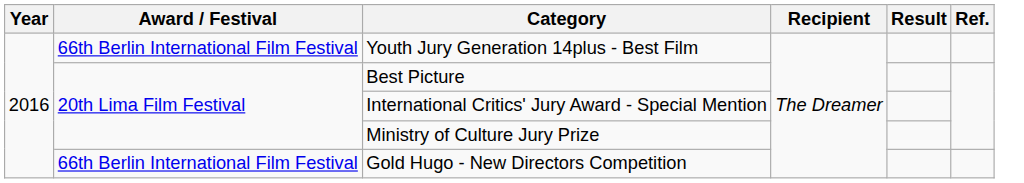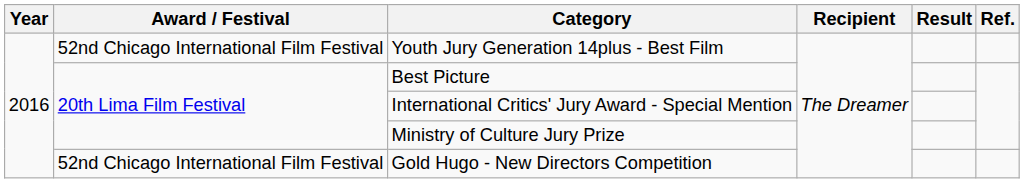(208, 47) 66th Berlin International Film Festival -> (220, 47) 52nd Chicago International Film Festival
(208, 163) 66th Berlin International Film Festival -> (220, 163) 52nd Chicago International Film Festival
